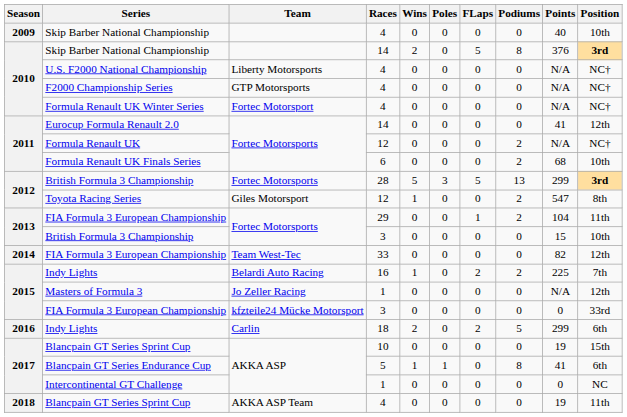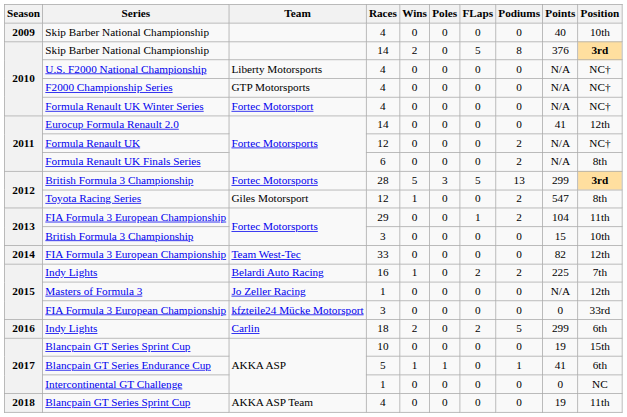(560, 162) 68 -> (560, 162) N/A
(600, 162) 10th -> (600, 162) 8th
(519, 366) 8 -> (519, 366) 1
